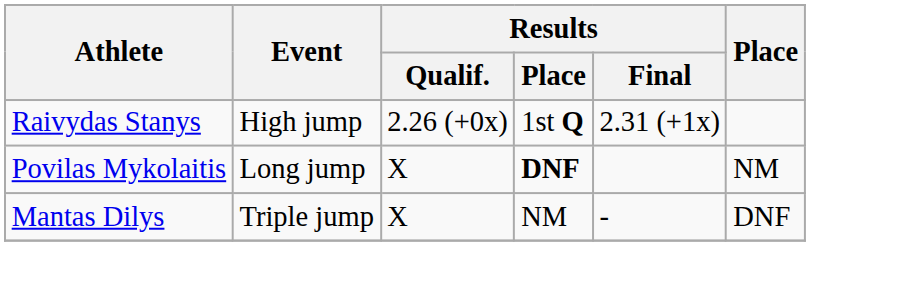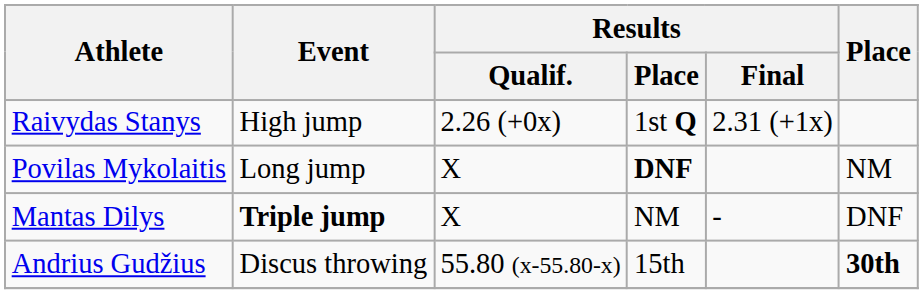(307, 216) normal -> (313, 216) bold
+ row: (109, 263)
